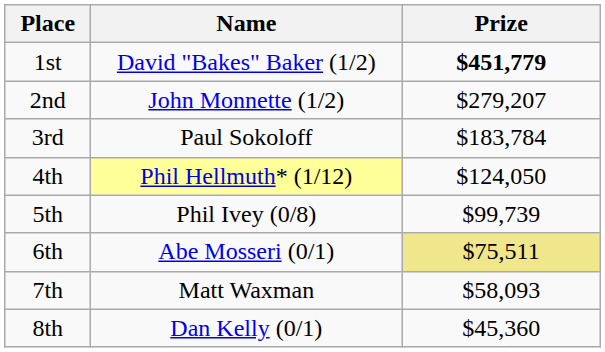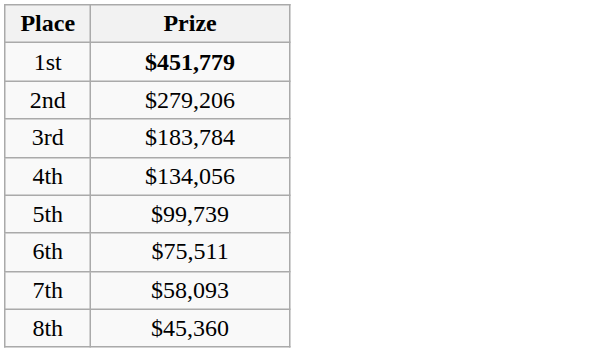- column: (246, 23)
(501, 99) $279,207 -> (190, 99) $279,206
(501, 175) $124,050 -> (190, 175) $134,056
(501, 251) khaki background -> (190, 251) no background
